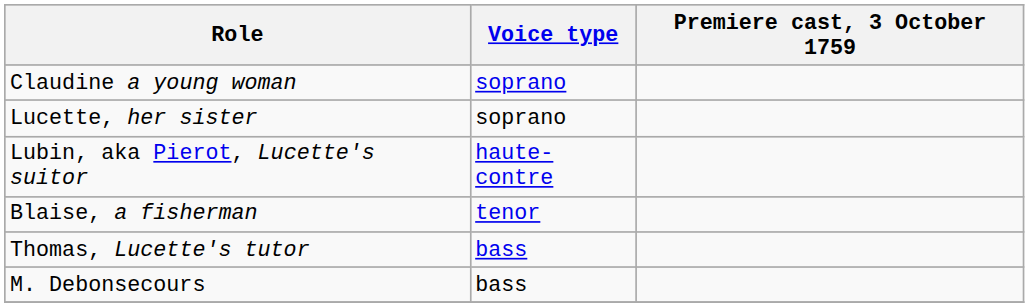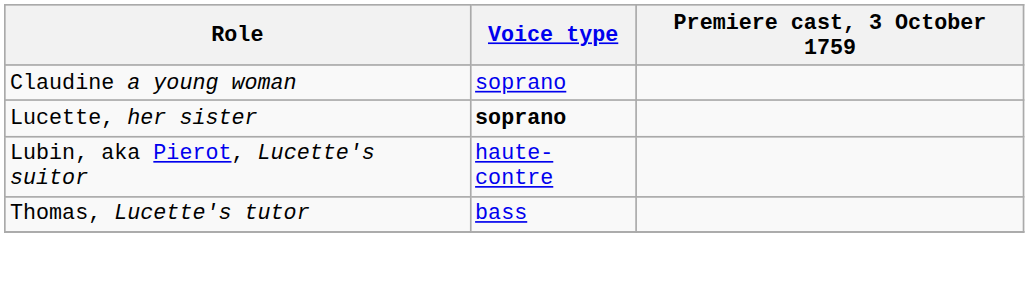(521, 118) normal -> (521, 118) bold
- row: (134, 214)
- row: (108, 285)
